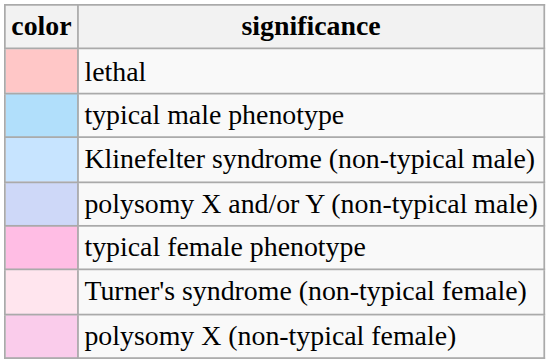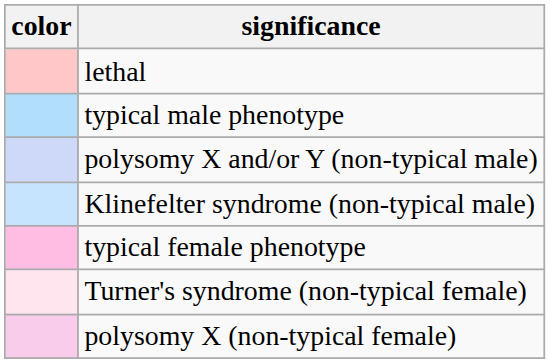rows swapped: (310, 159) <-> (311, 203)
